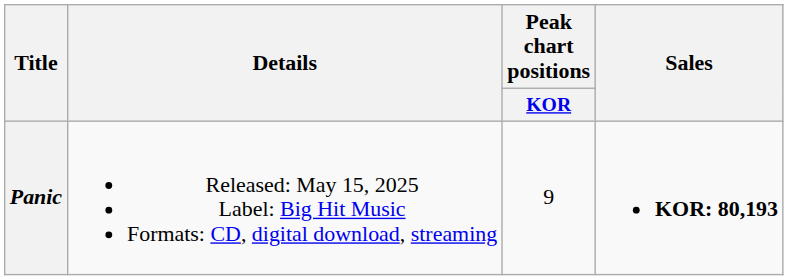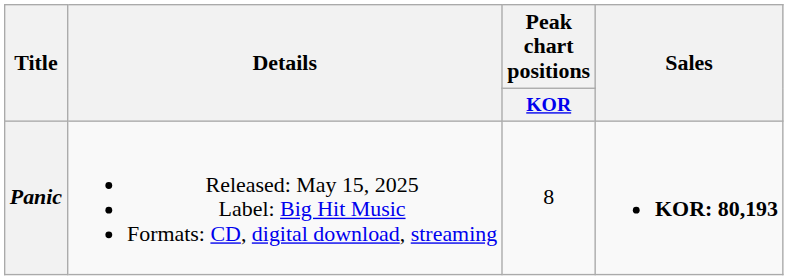(549, 197) 9 -> (549, 197) 8
